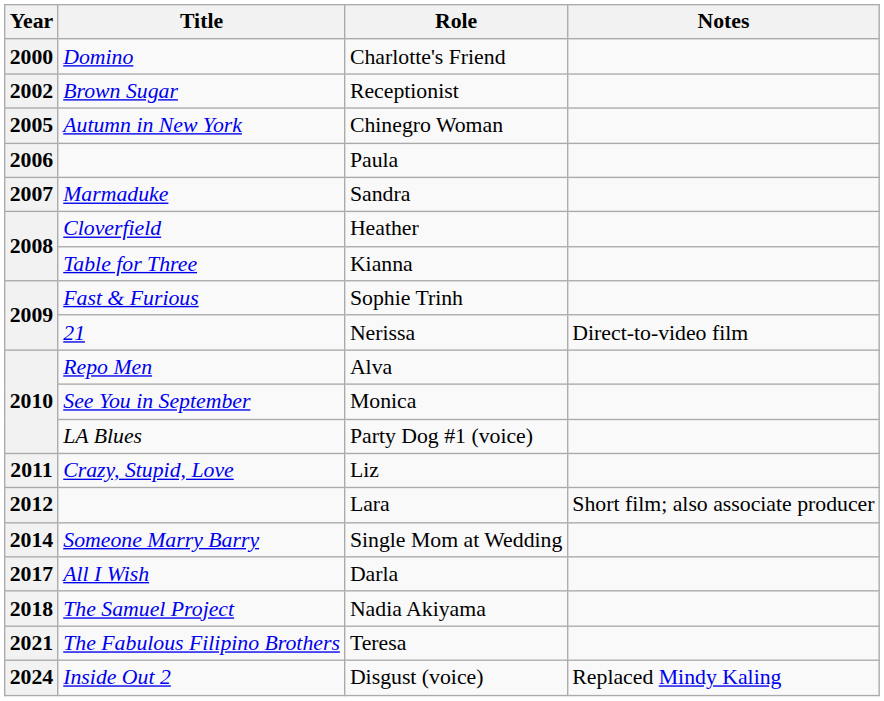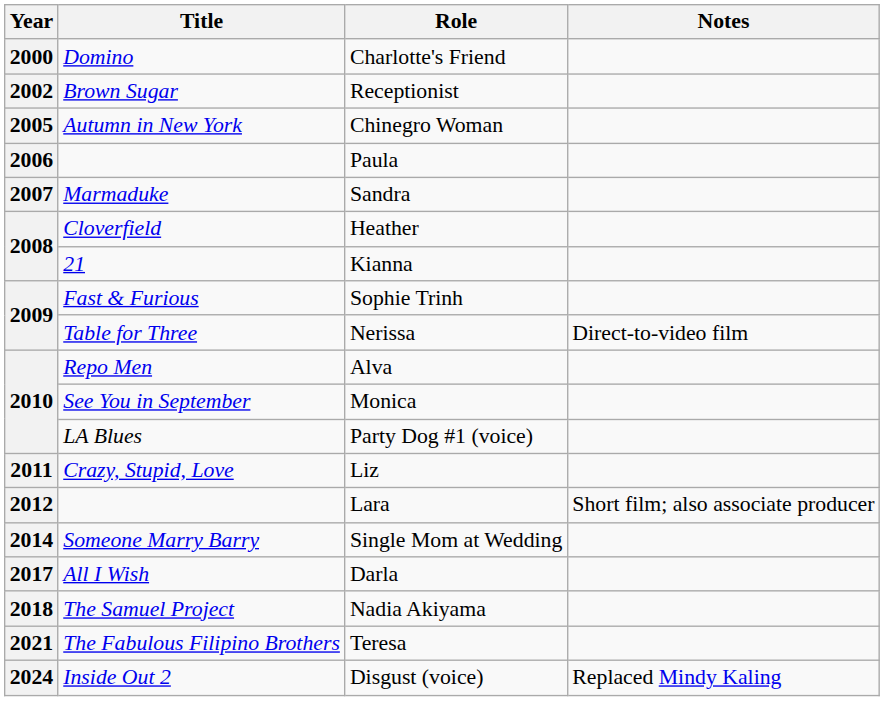(130, 263) Table for Three -> (74, 263) 21
(74, 332) 21 -> (130, 332) Table for Three
